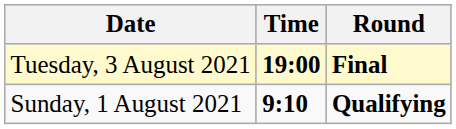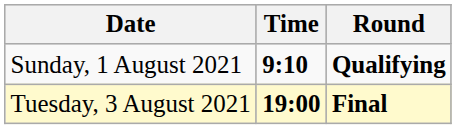rows swapped: (126, 103) <-> (131, 63)
